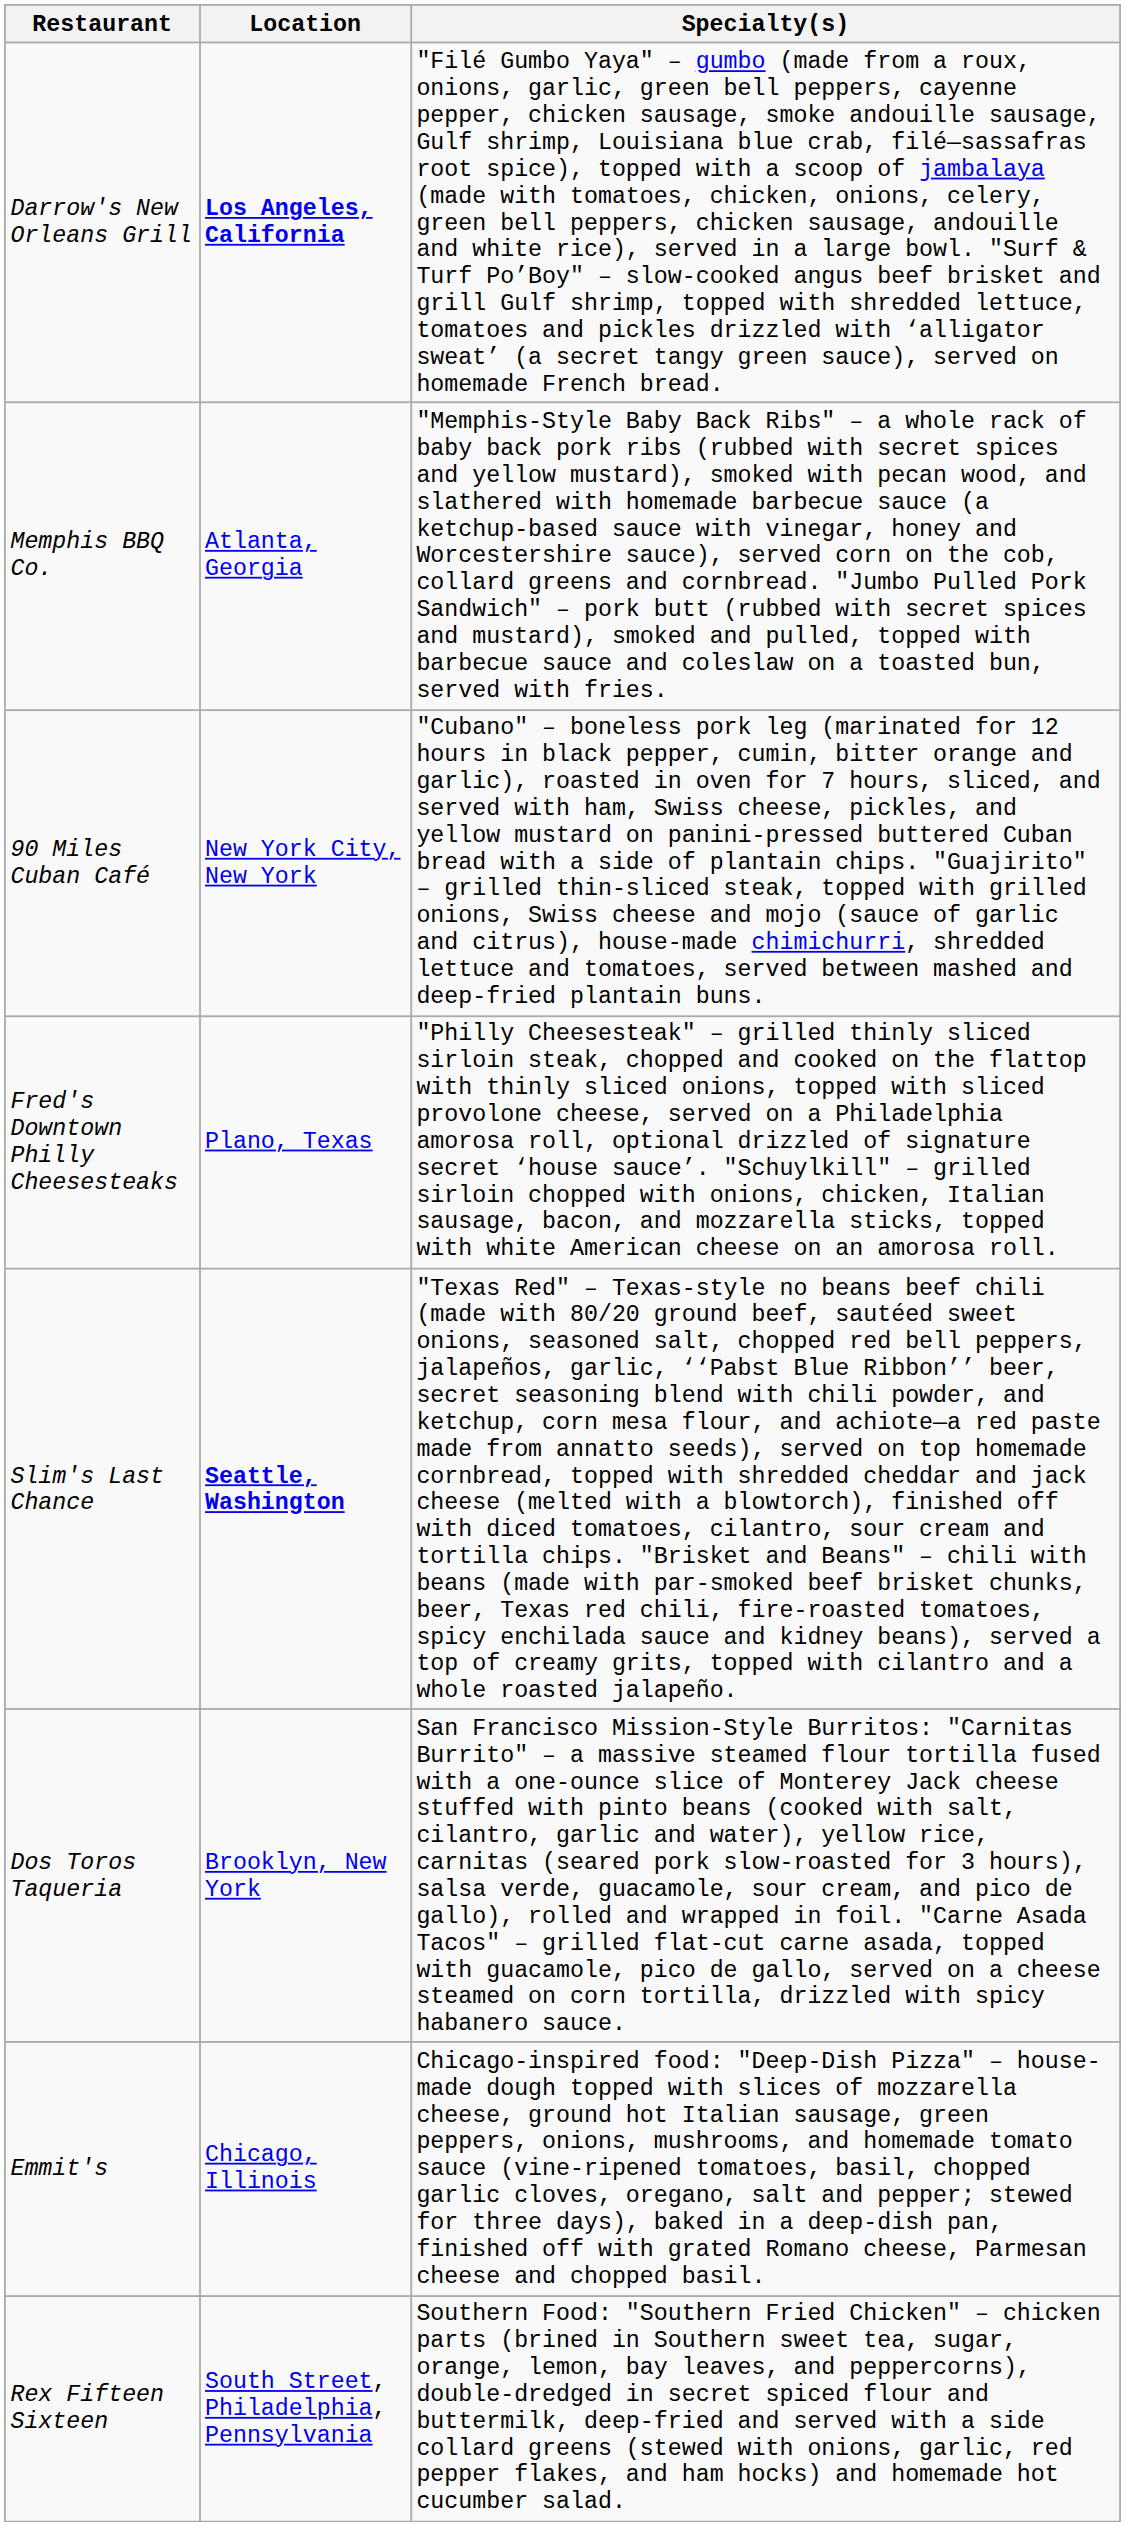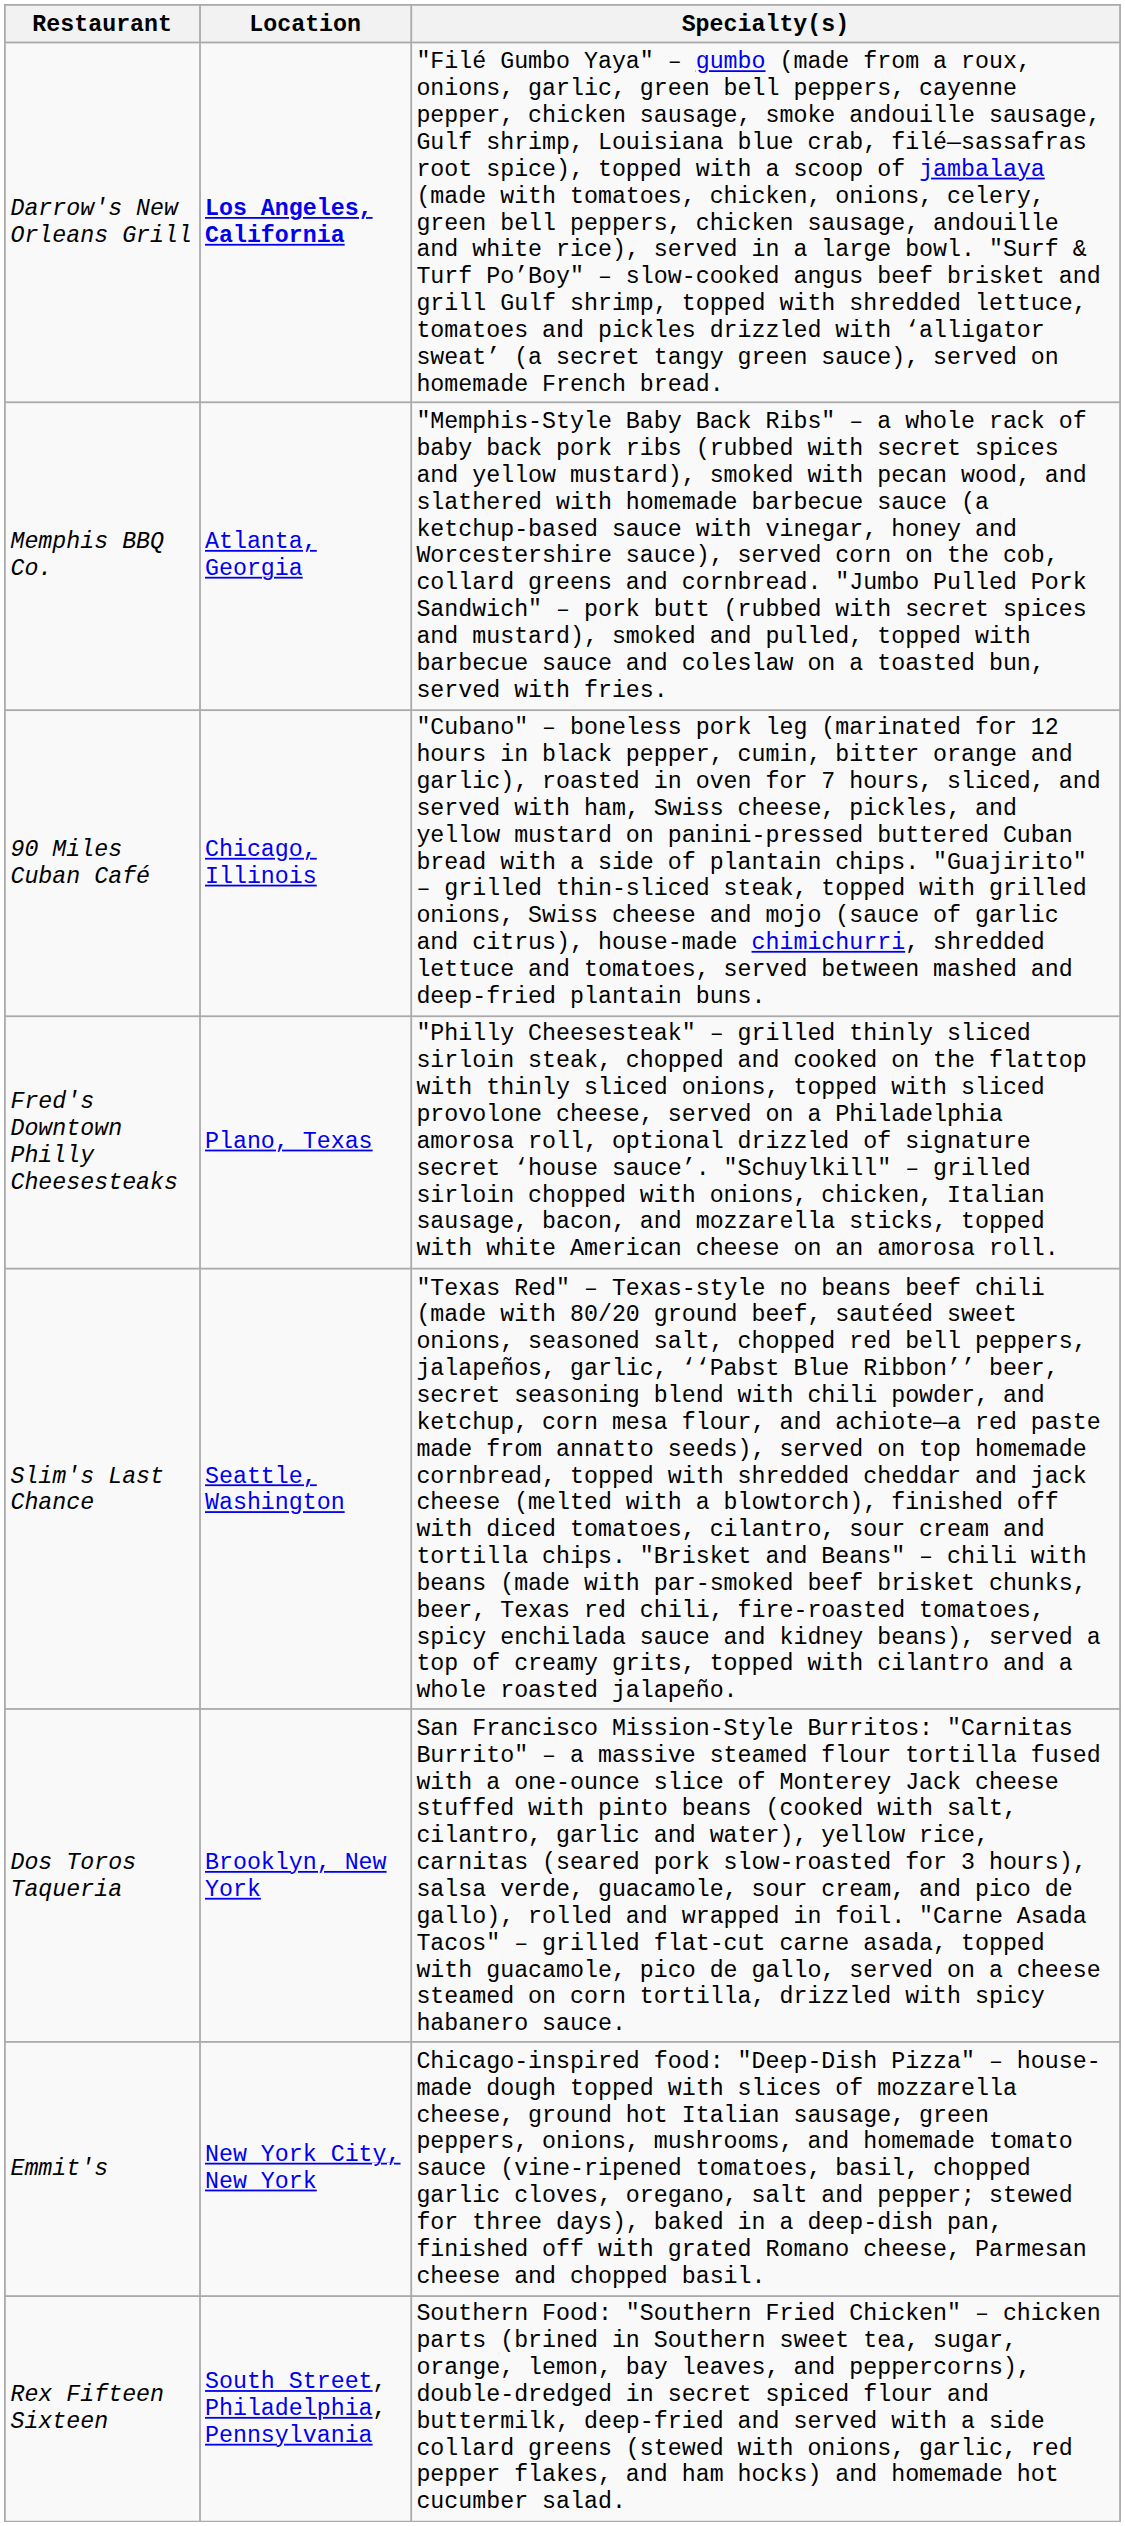(303, 863) New York City, New York -> (261, 863) Chicago, Illinois
(275, 1489) bold -> (275, 1489) normal
(261, 2169) Chicago, Illinois -> (303, 2169) New York City, New York
